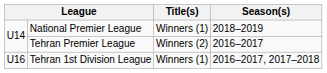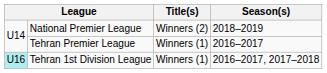(182, 28) Winners (1) -> (182, 28) Winners (2)
(182, 44) Winners (2) -> (182, 44) Winners (1)
(16, 60) no background -> (16, 60) paleturquoise background
